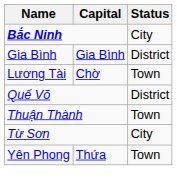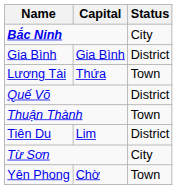(88, 74) Chờ -> (91, 74) Thứa
+ row: (29, 134)
(91, 154) Thứa -> (88, 174) Chờ
